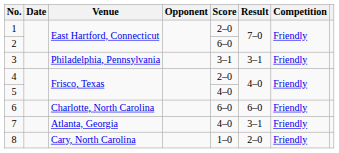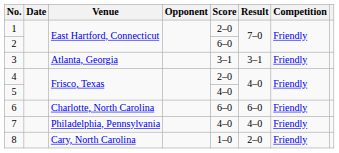(106, 60) Philadelphia, Pennsylvania -> (84, 60) Atlanta, Georgia
(84, 124) Atlanta, Georgia -> (106, 124) Philadelphia, Pennsylvania
(255, 124) 3–1 -> (255, 124) 4–0
